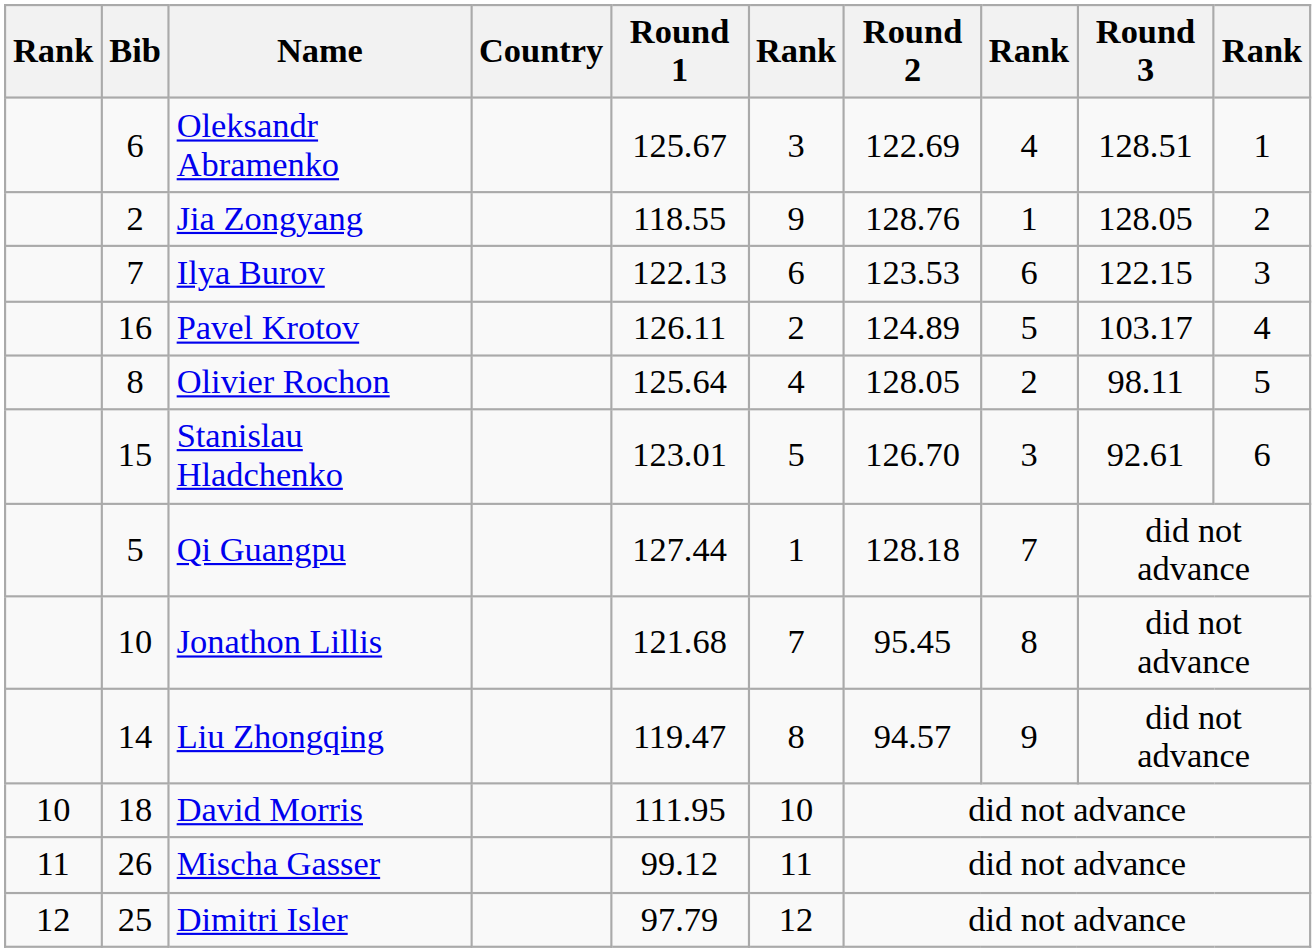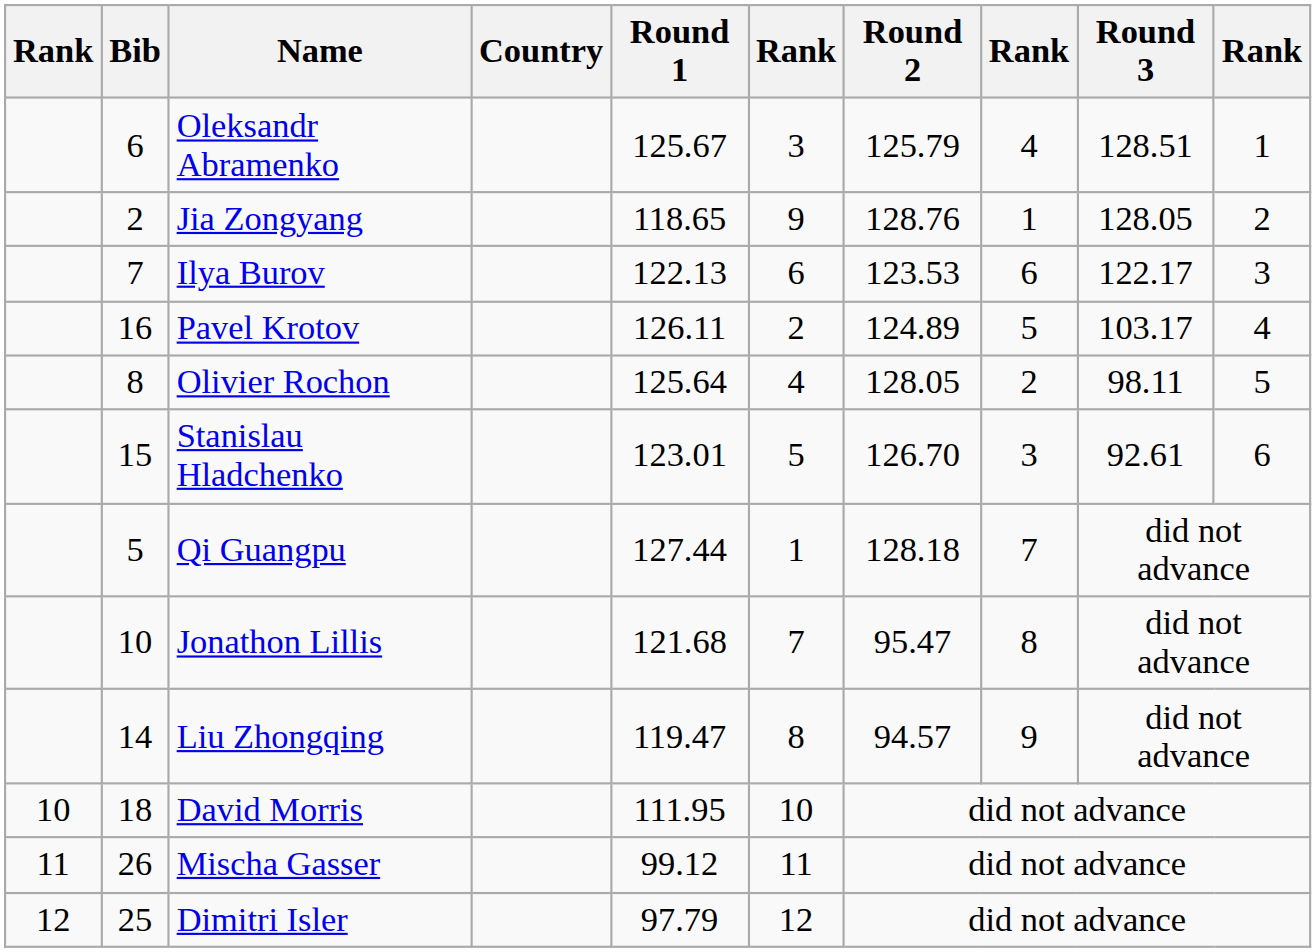(913, 144) 122.69 -> (913, 144) 125.79
(680, 218) 118.55 -> (680, 218) 118.65
(1146, 272) 122.15 -> (1146, 272) 122.17
(913, 642) 95.45 -> (913, 642) 95.47
